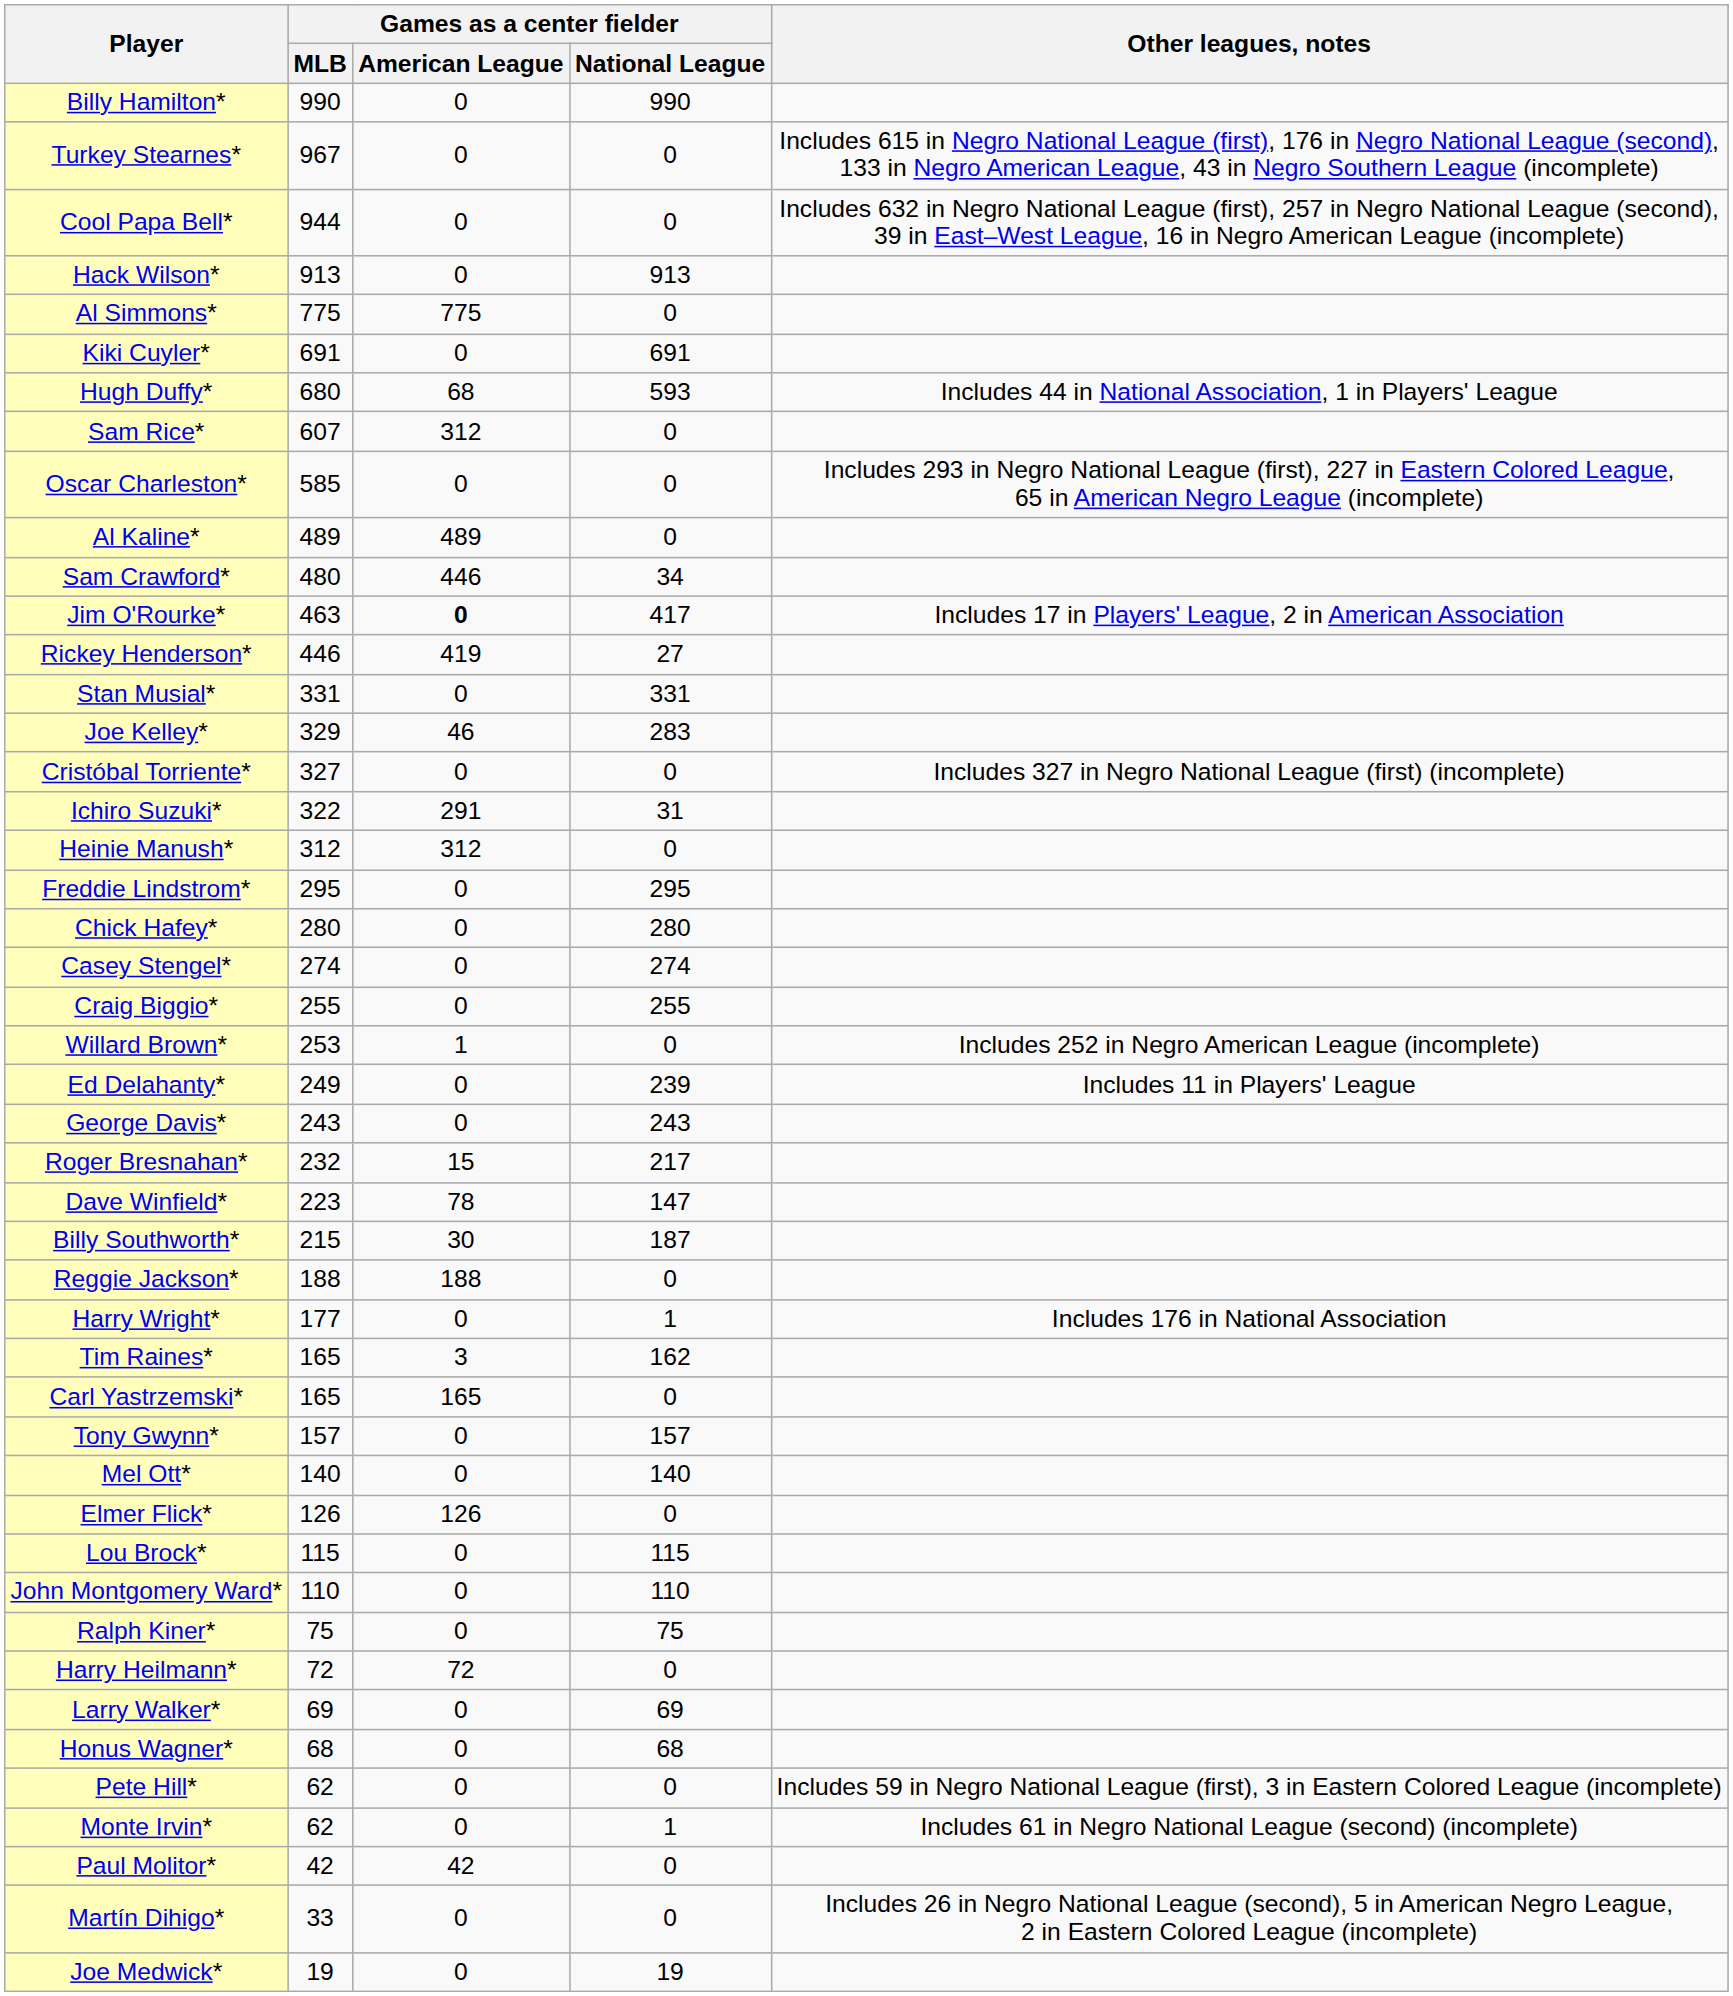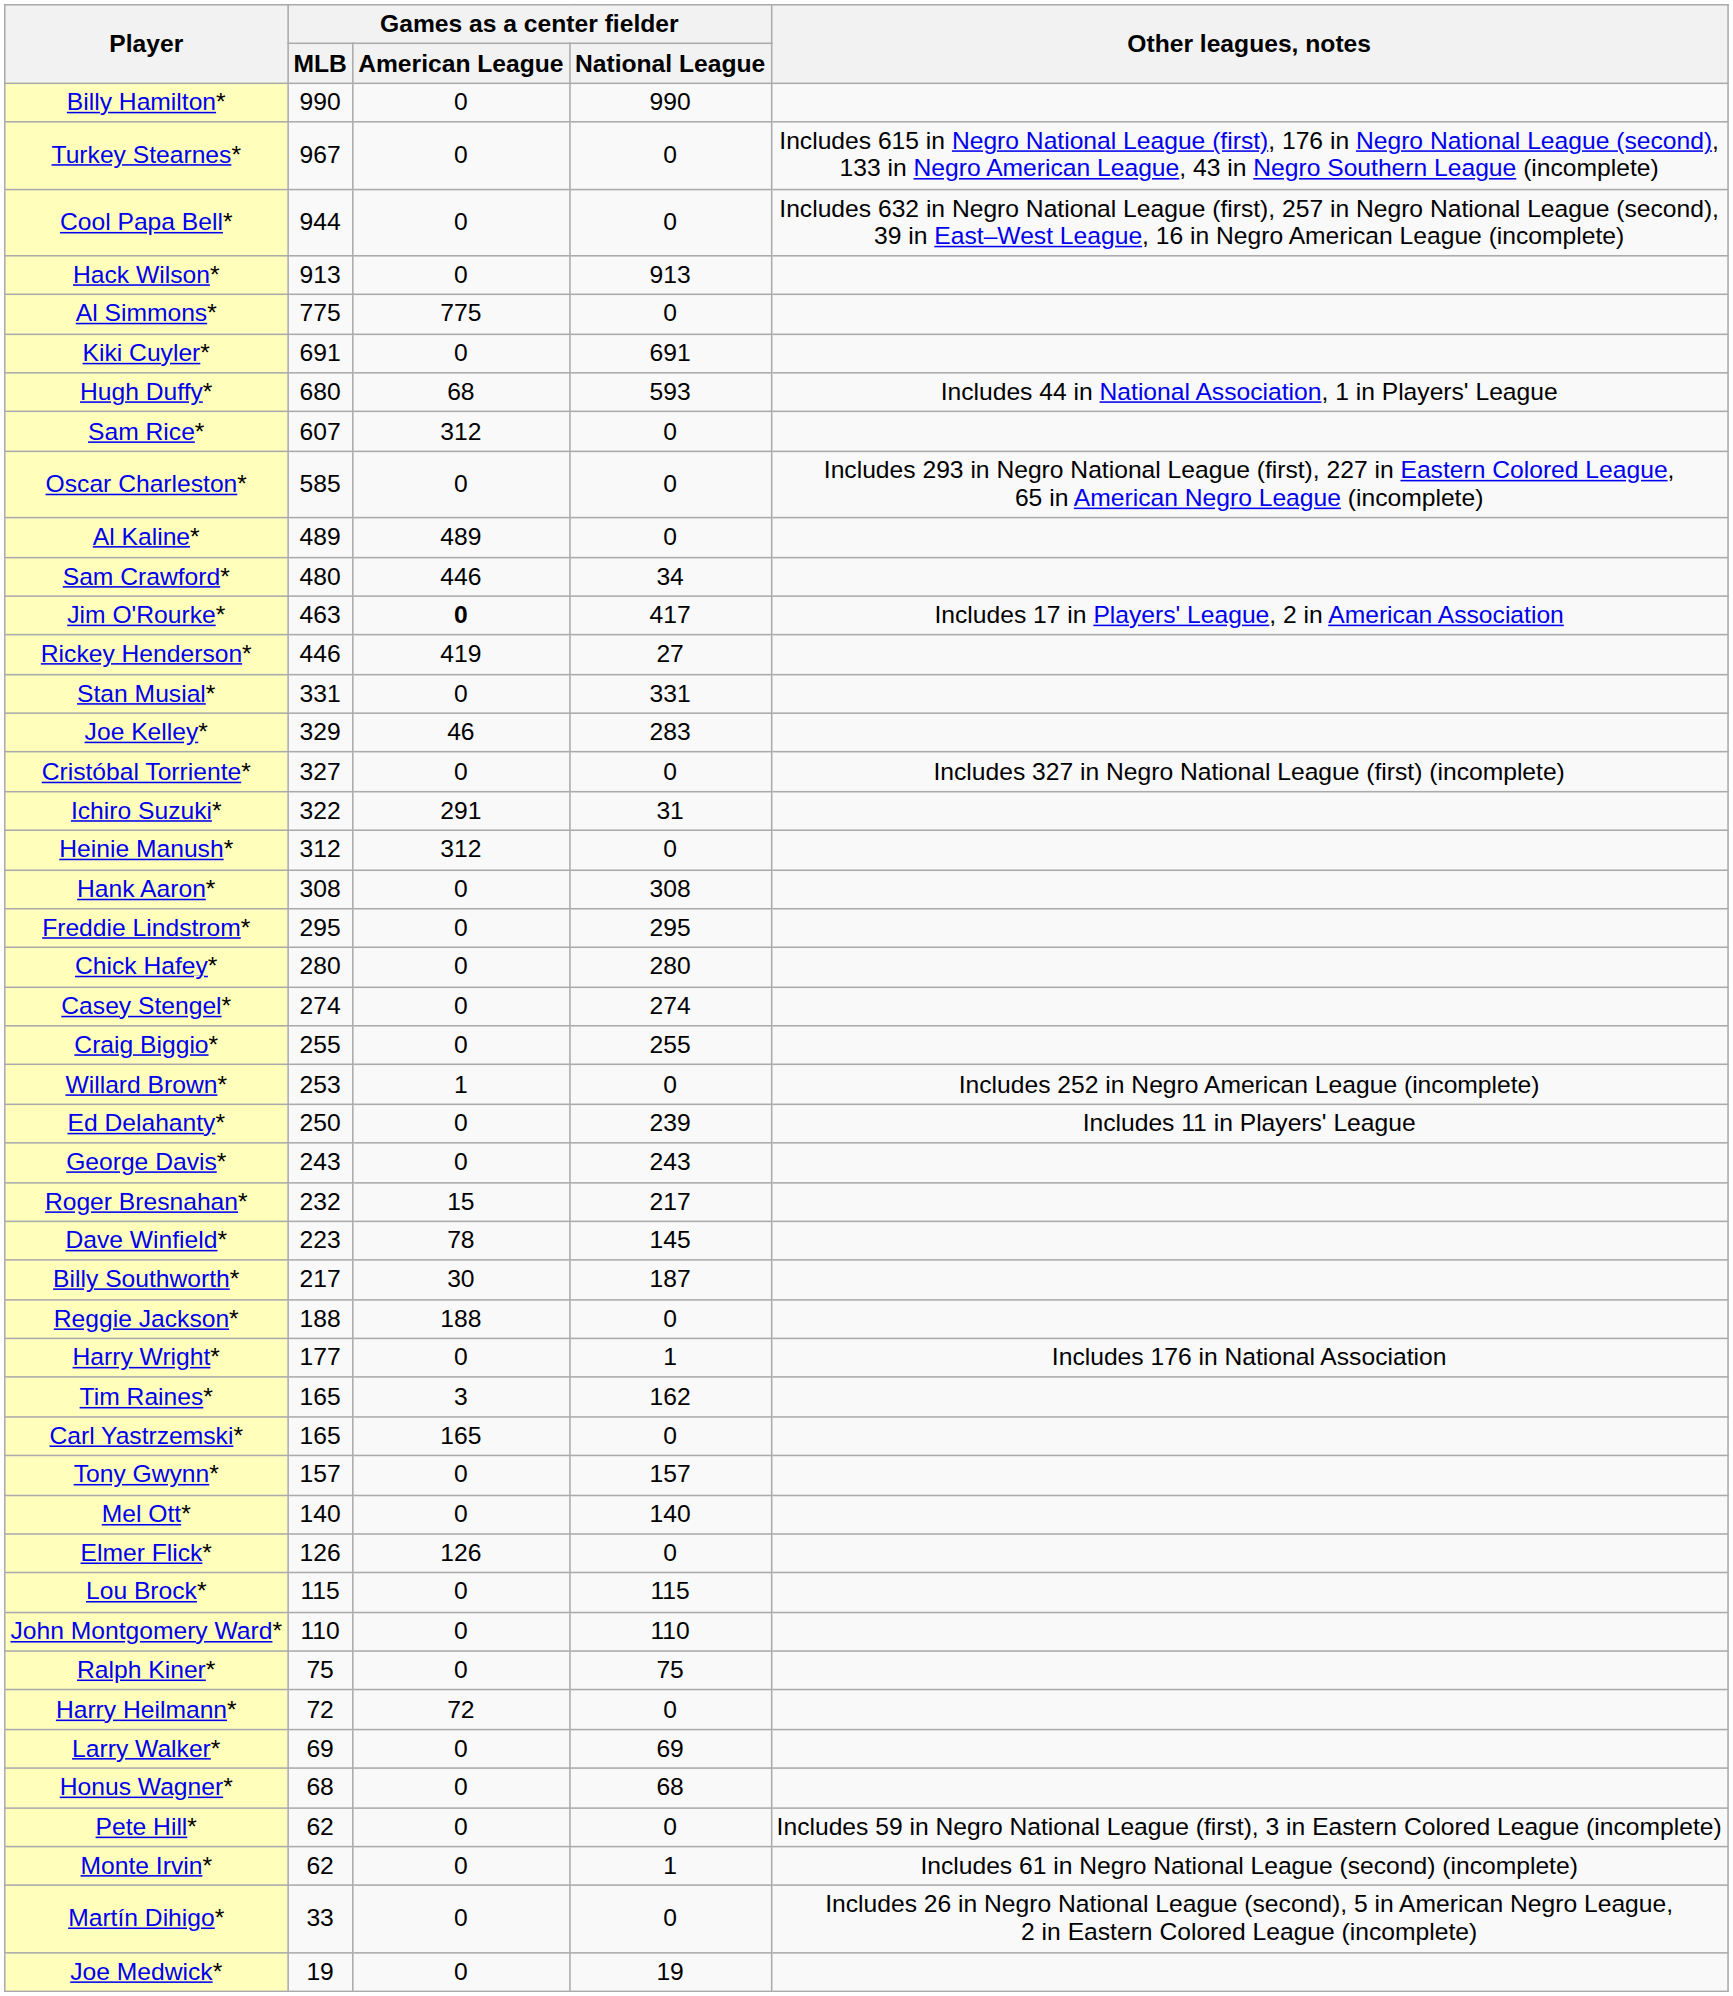+ row: (146, 888)
(320, 1084) 249 -> (320, 1123) 250
(670, 1201) 147 -> (670, 1240) 145
(320, 1240) 215 -> (320, 1279) 217
- row: (146, 1865)
